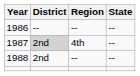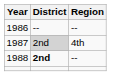- column: (120, 12)
(41, 58) normal -> (41, 58) bold
